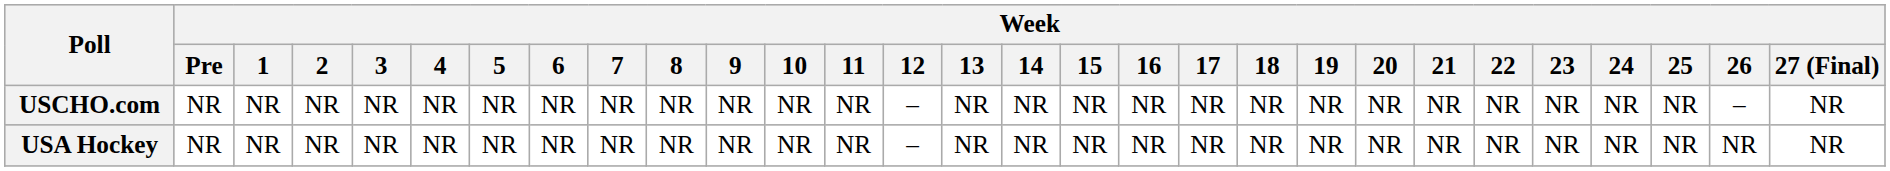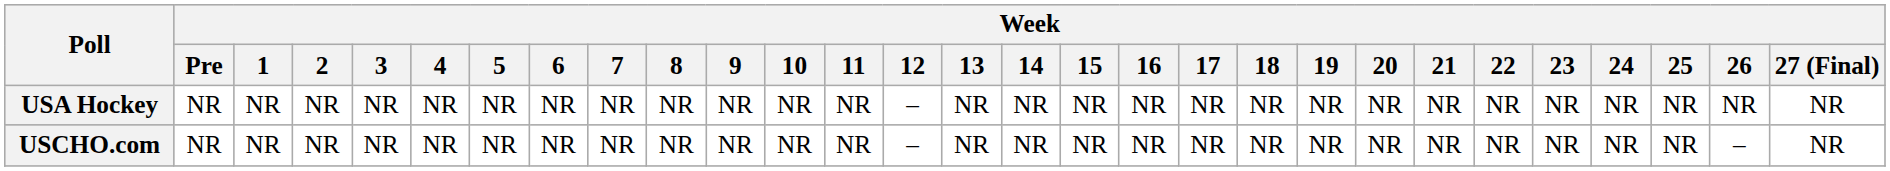rows swapped: (90, 104) <-> (90, 144)
